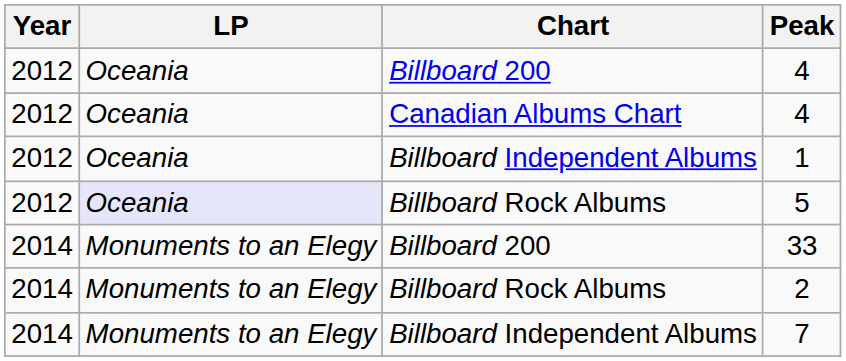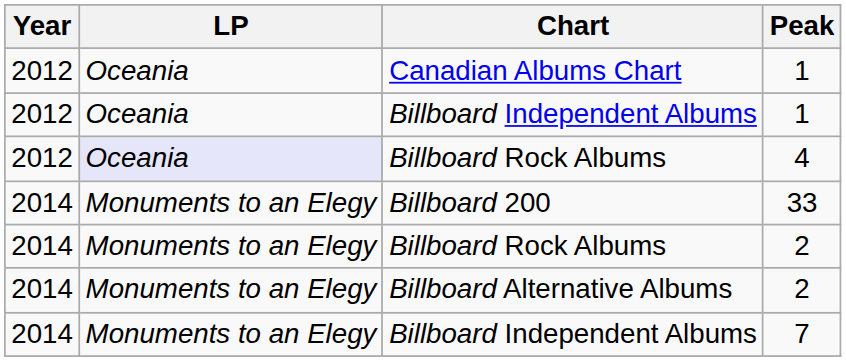- row: (42, 70)
(802, 114) 4 -> (802, 70) 1
(802, 202) 5 -> (802, 158) 4
+ row: (42, 289)
